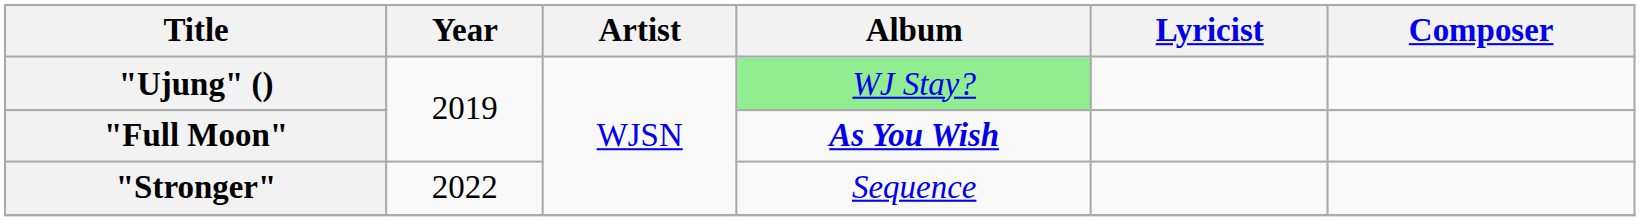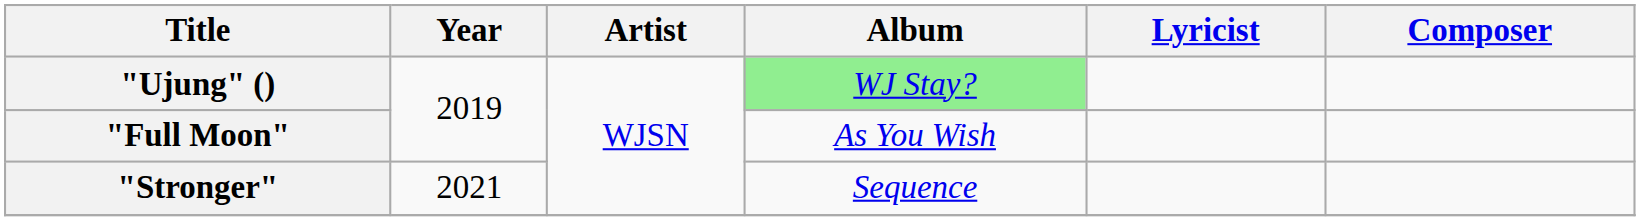(914, 135) bold -> (915, 135) normal
(465, 187) 2022 -> (469, 187) 2021
